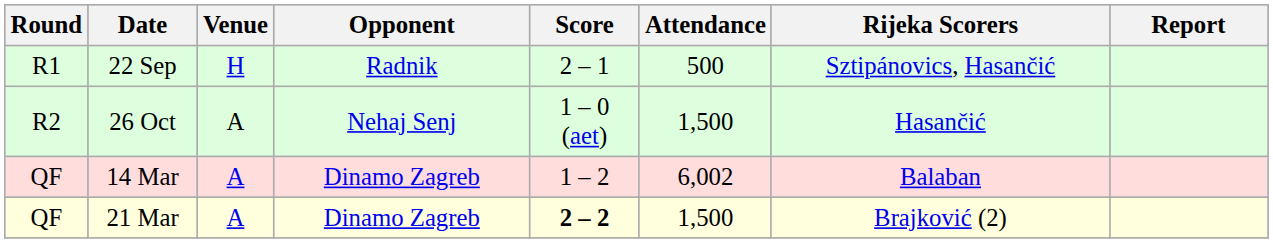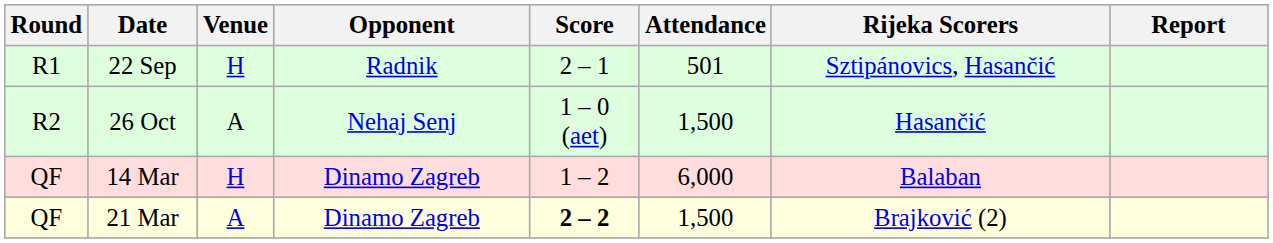(705, 65) 500 -> (705, 65) 501
(236, 177) A -> (236, 177) H
(705, 177) 6,002 -> (705, 177) 6,000
